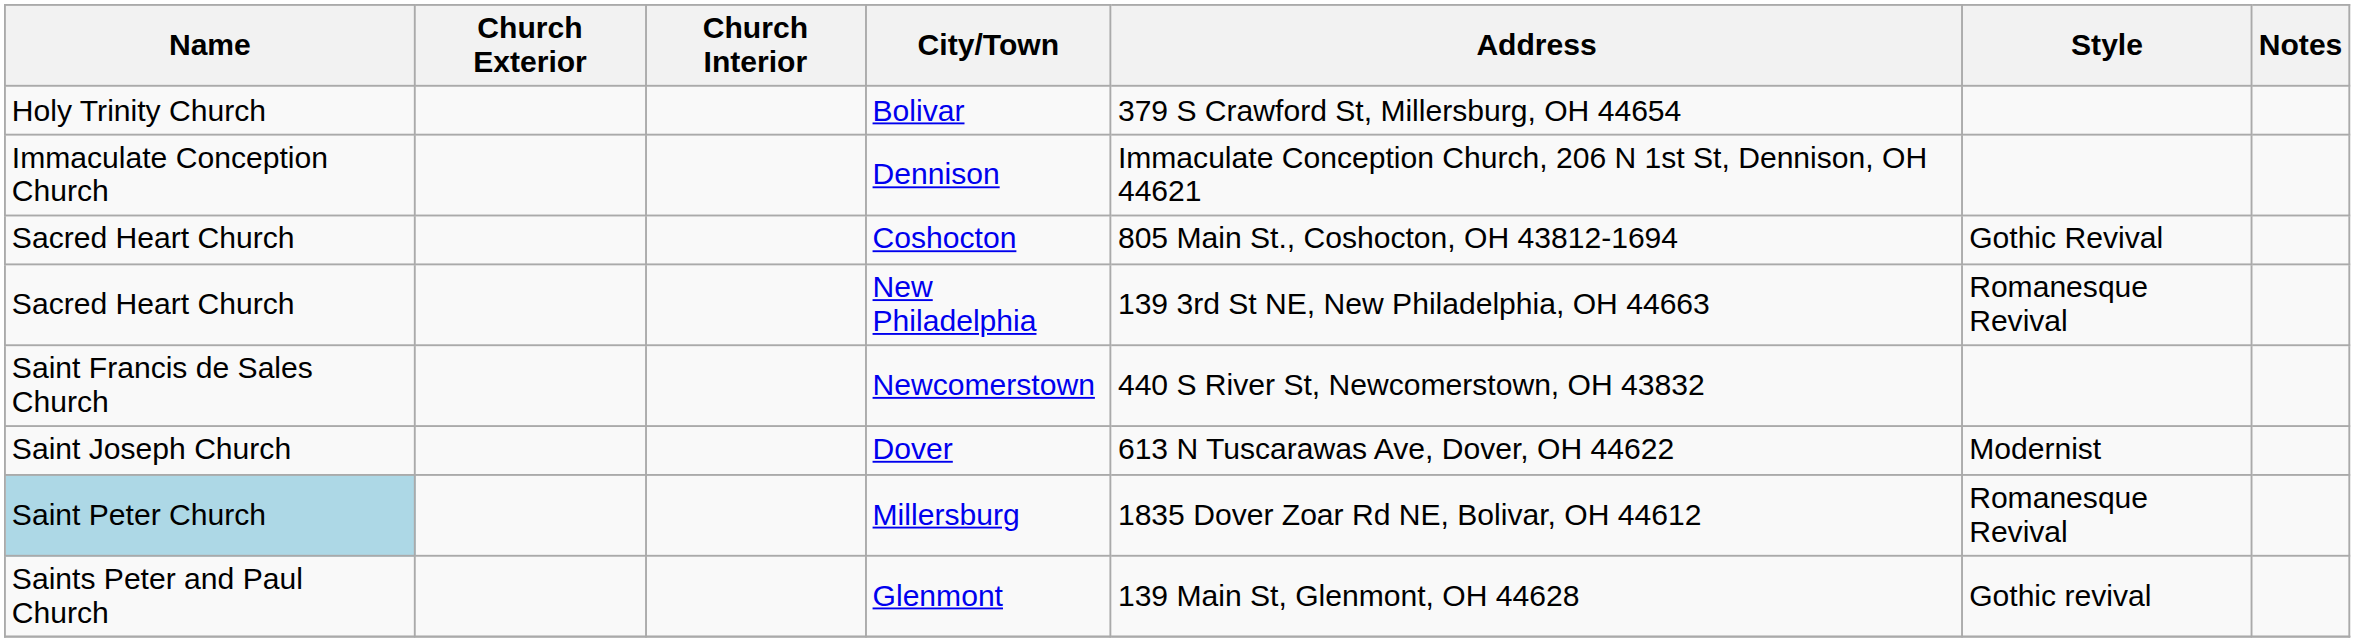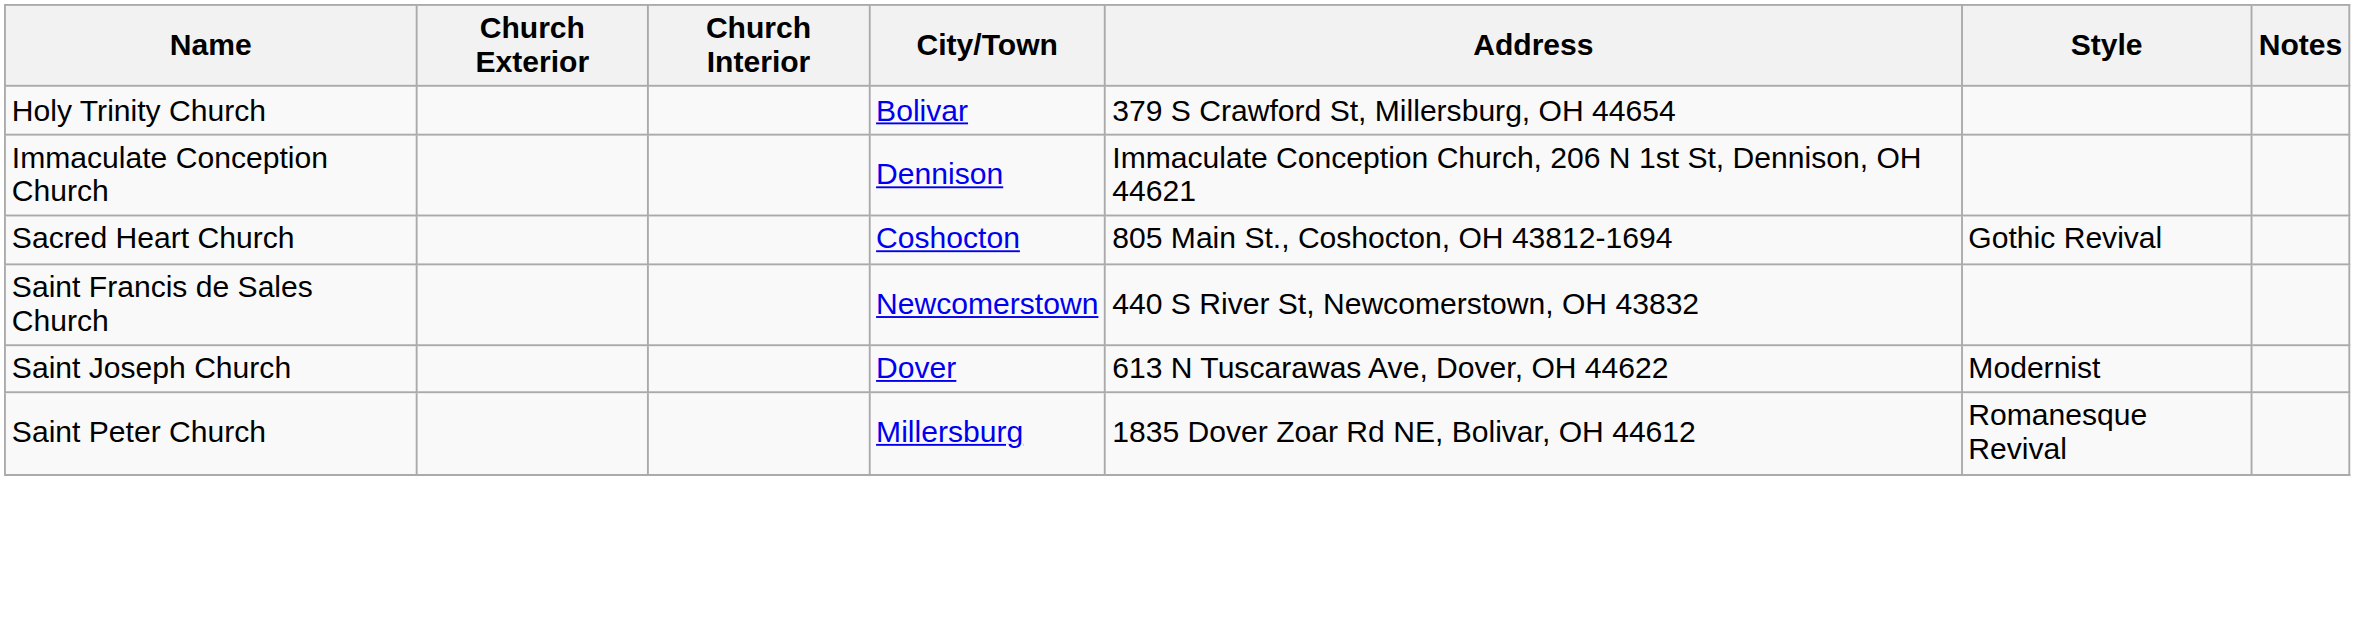- row: (955, 303)
(139, 514) lightblue background -> (139, 433) no background
- row: (938, 596)
